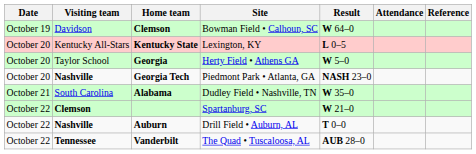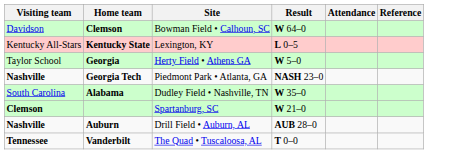- column: (28, 12)
(334, 124) T 0–0 -> (296, 124) AUB 28–0
(344, 141) AUB 28–0 -> (286, 141) T 0–0
